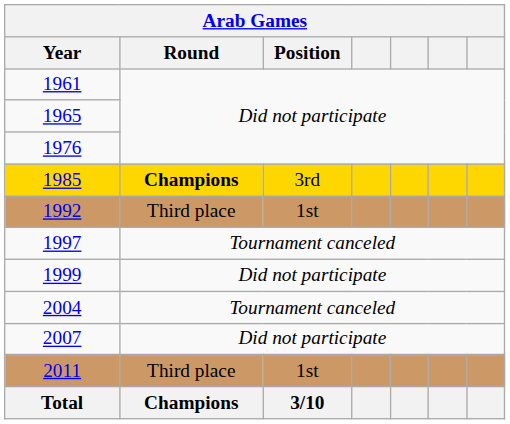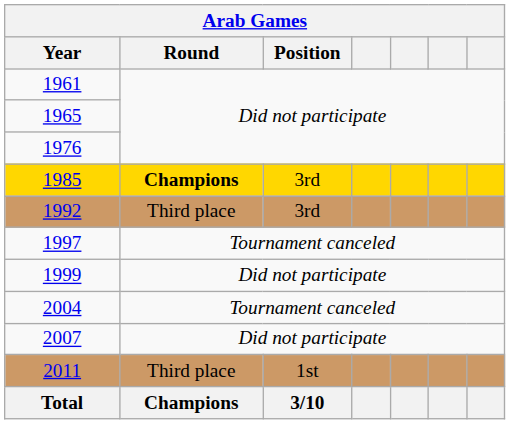(307, 211) 1st -> (307, 211) 3rd
